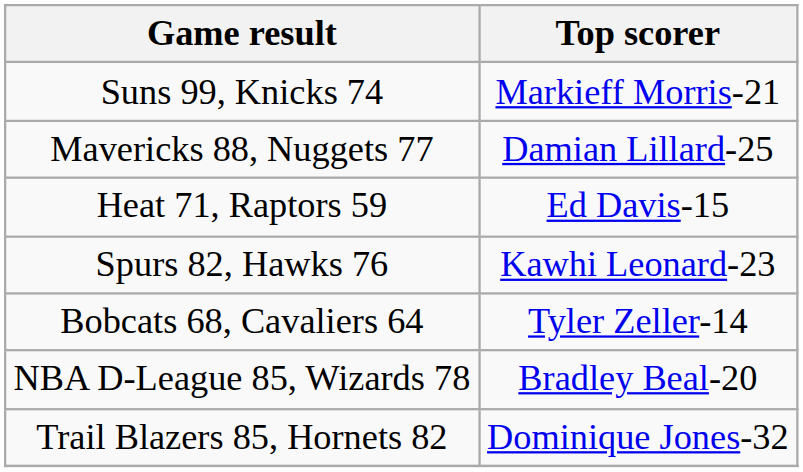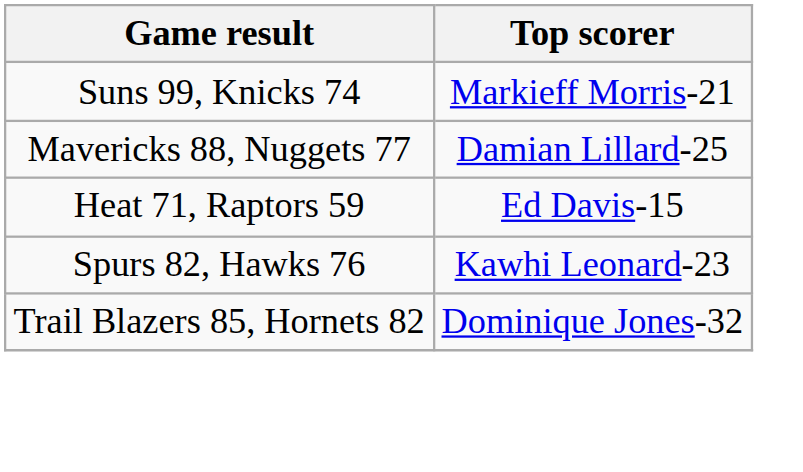- row: (242, 321)
- row: (242, 378)
